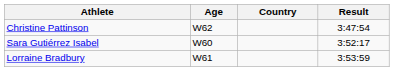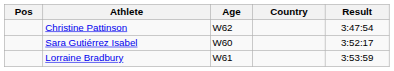+ column: (24, 12)
